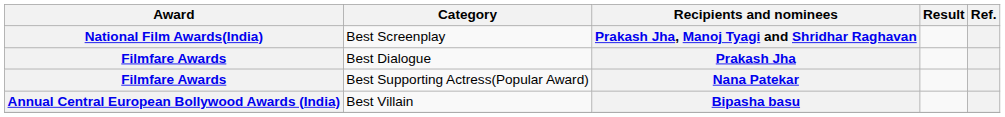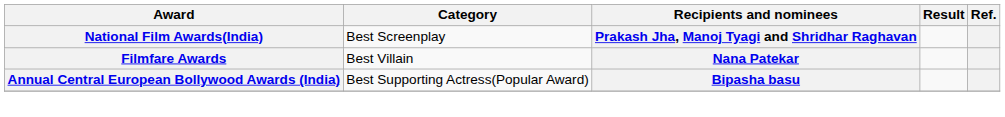- row: (756, 58)
(468, 79) Best Supporting Actress(Popular Award) -> (380, 58) Best Villain
(380, 101) Best Villain -> (468, 79) Best Supporting Actress(Popular Award)
